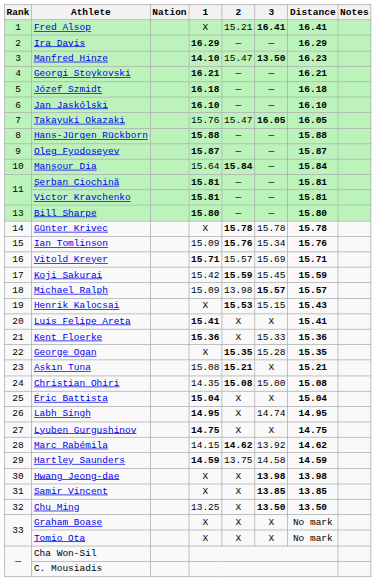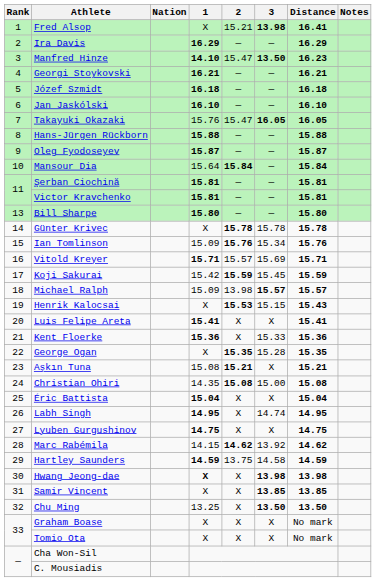(271, 28) 16.41 -> (271, 28) 13.98
(205, 476) normal -> (205, 476) bold
